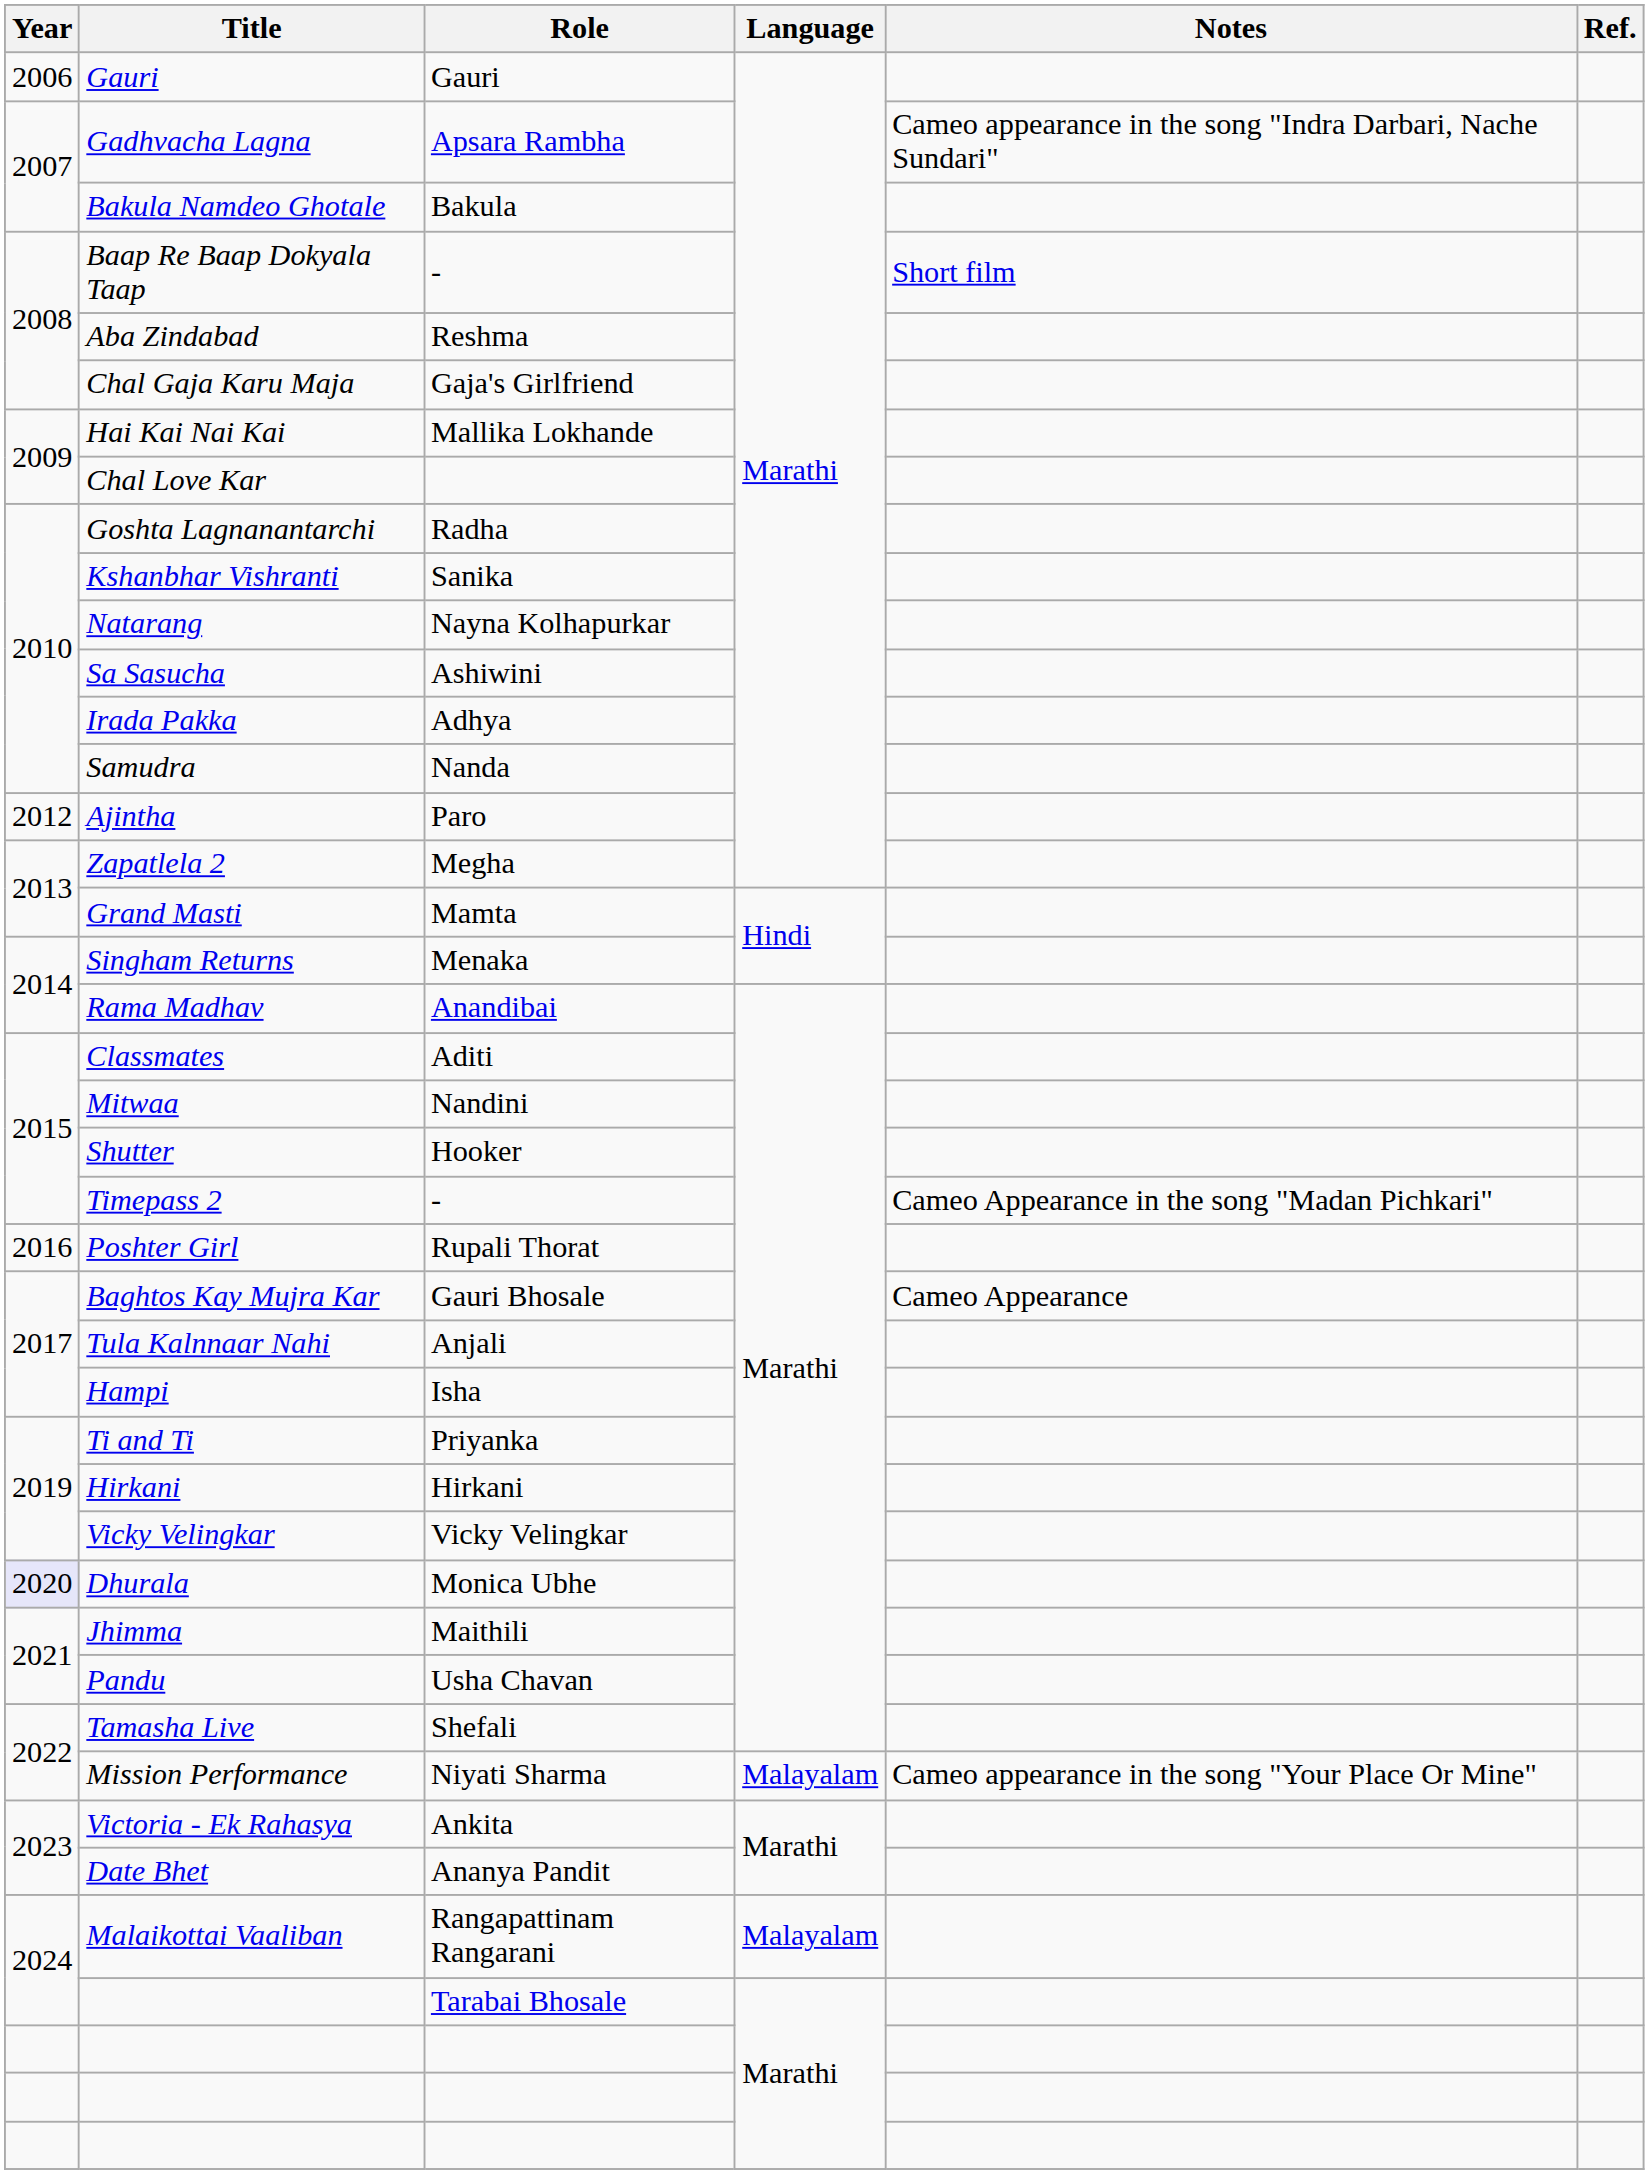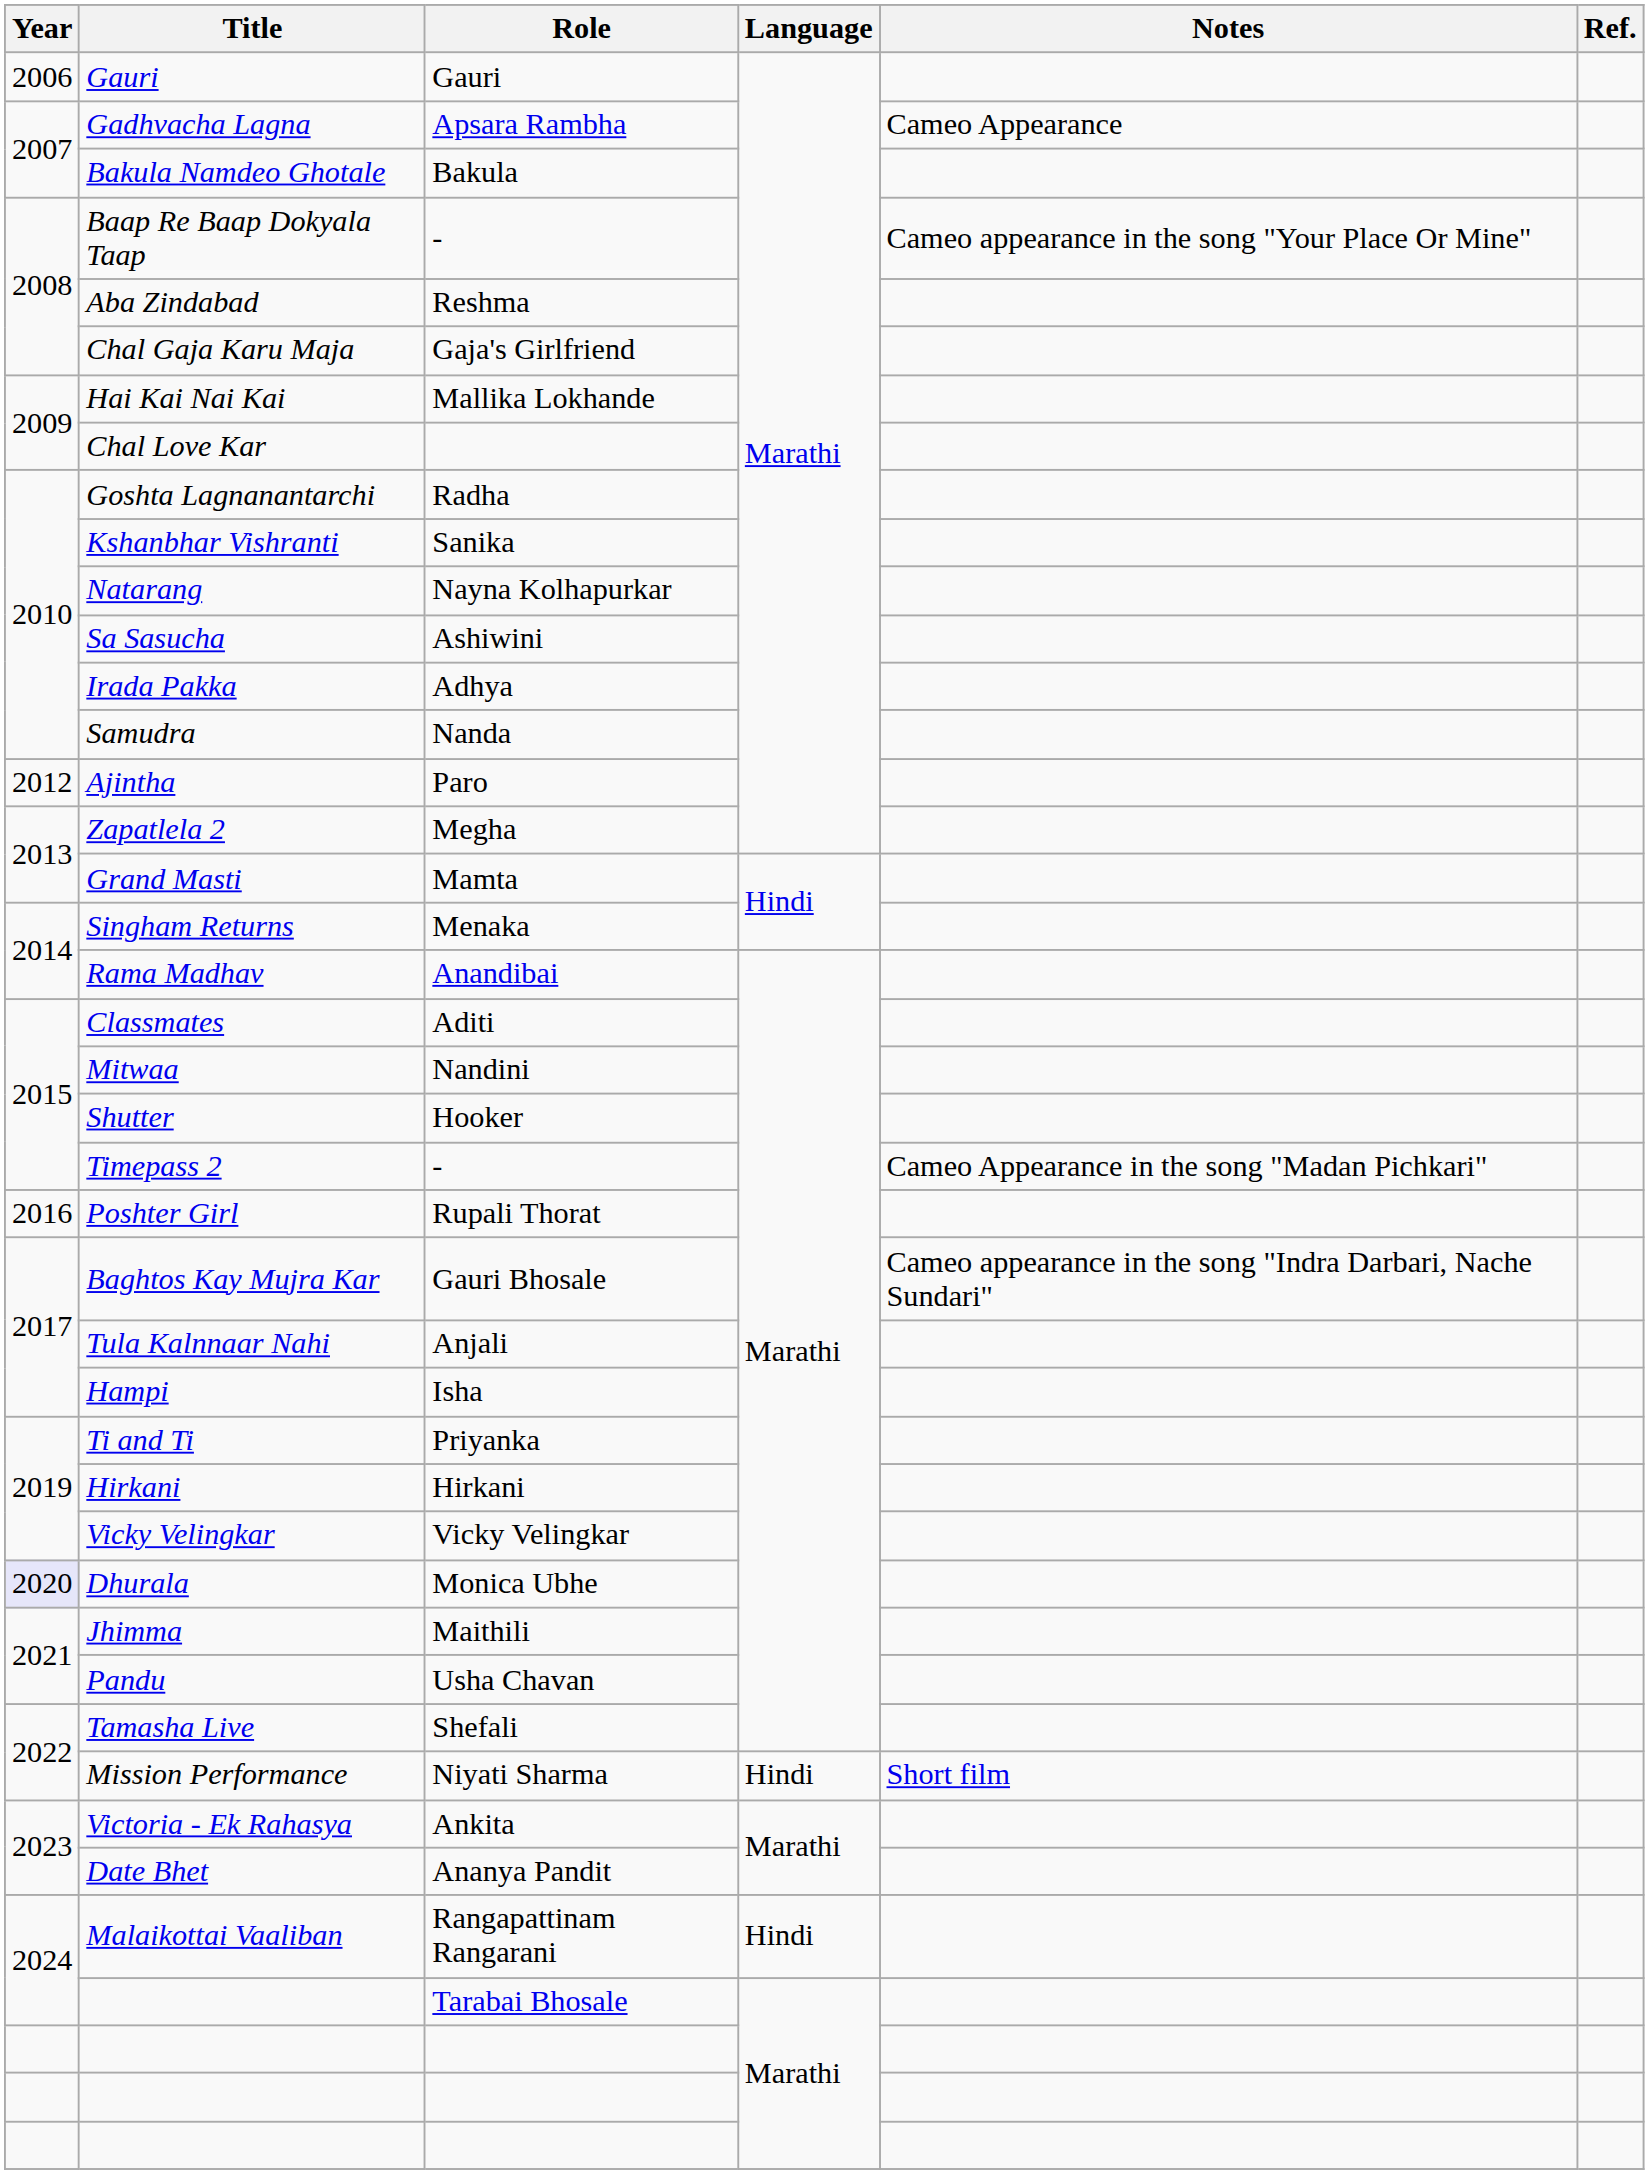(1215, 141) Cameo appearance in the song "Indra Darbari, Nache Sundari" -> (1004, 124) Cameo Appearance
(954, 271) Short film -> (1209, 237) Cameo appearance in the song "Your Place Or Mine"
(1010, 1295) Cameo Appearance -> (1209, 1278) Cameo appearance in the song "Indra Darbari, Nache Sundari"
(810, 1775) Malayalam -> (779, 1775) Hindi
(1215, 1775) Cameo appearance in the song "Your Place Or Mine" -> (948, 1775) Short film
(810, 1935) Malayalam -> (779, 1935) Hindi
